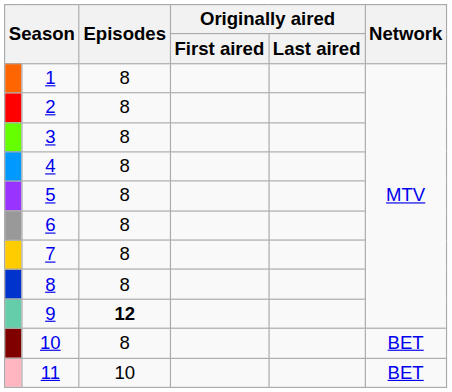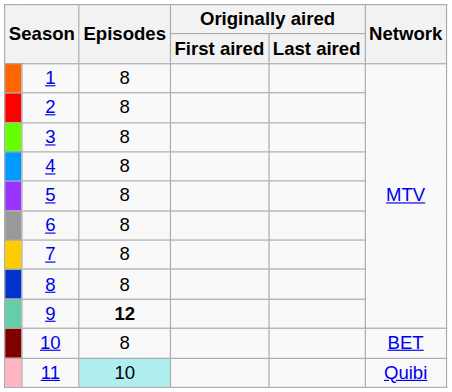(125, 372) no background -> (125, 372) paleturquoise background
(406, 372) BET -> (406, 372) Quibi
